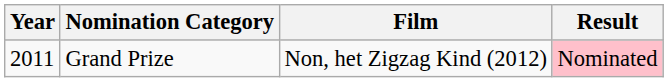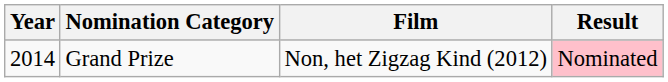(32, 58) 2011 -> (32, 58) 2014
